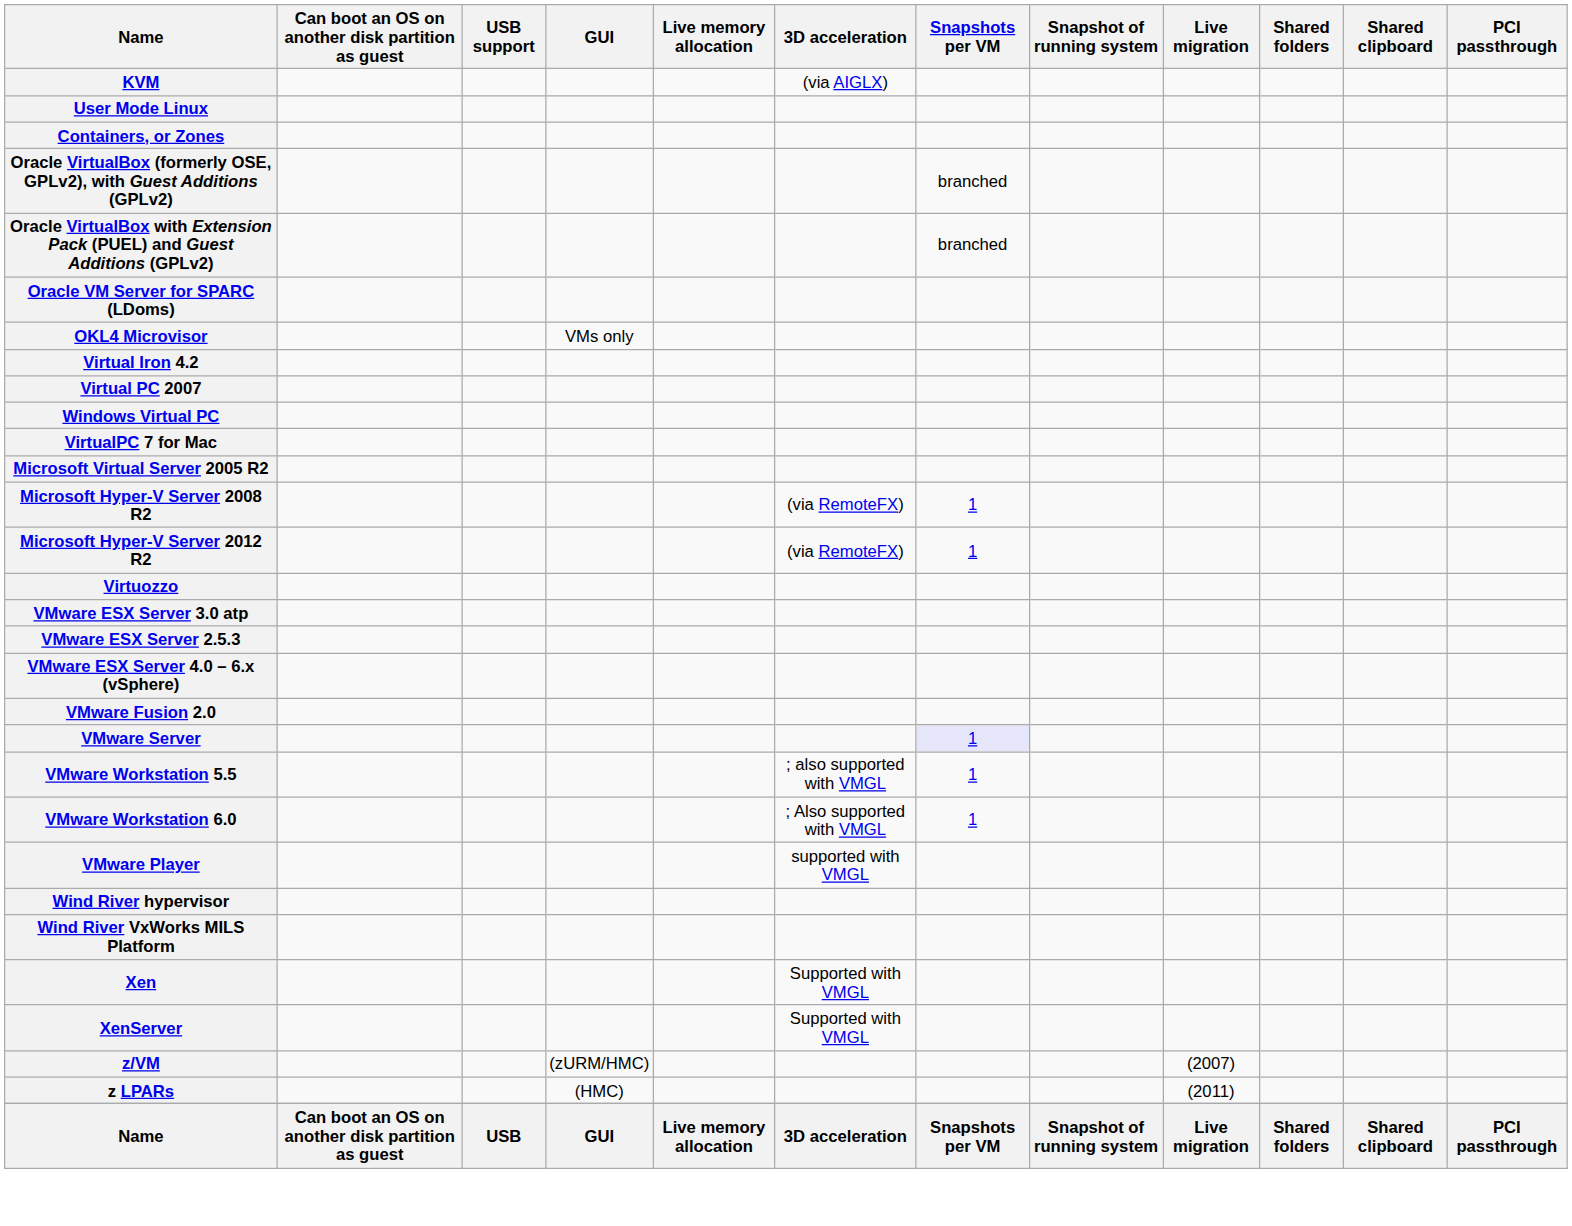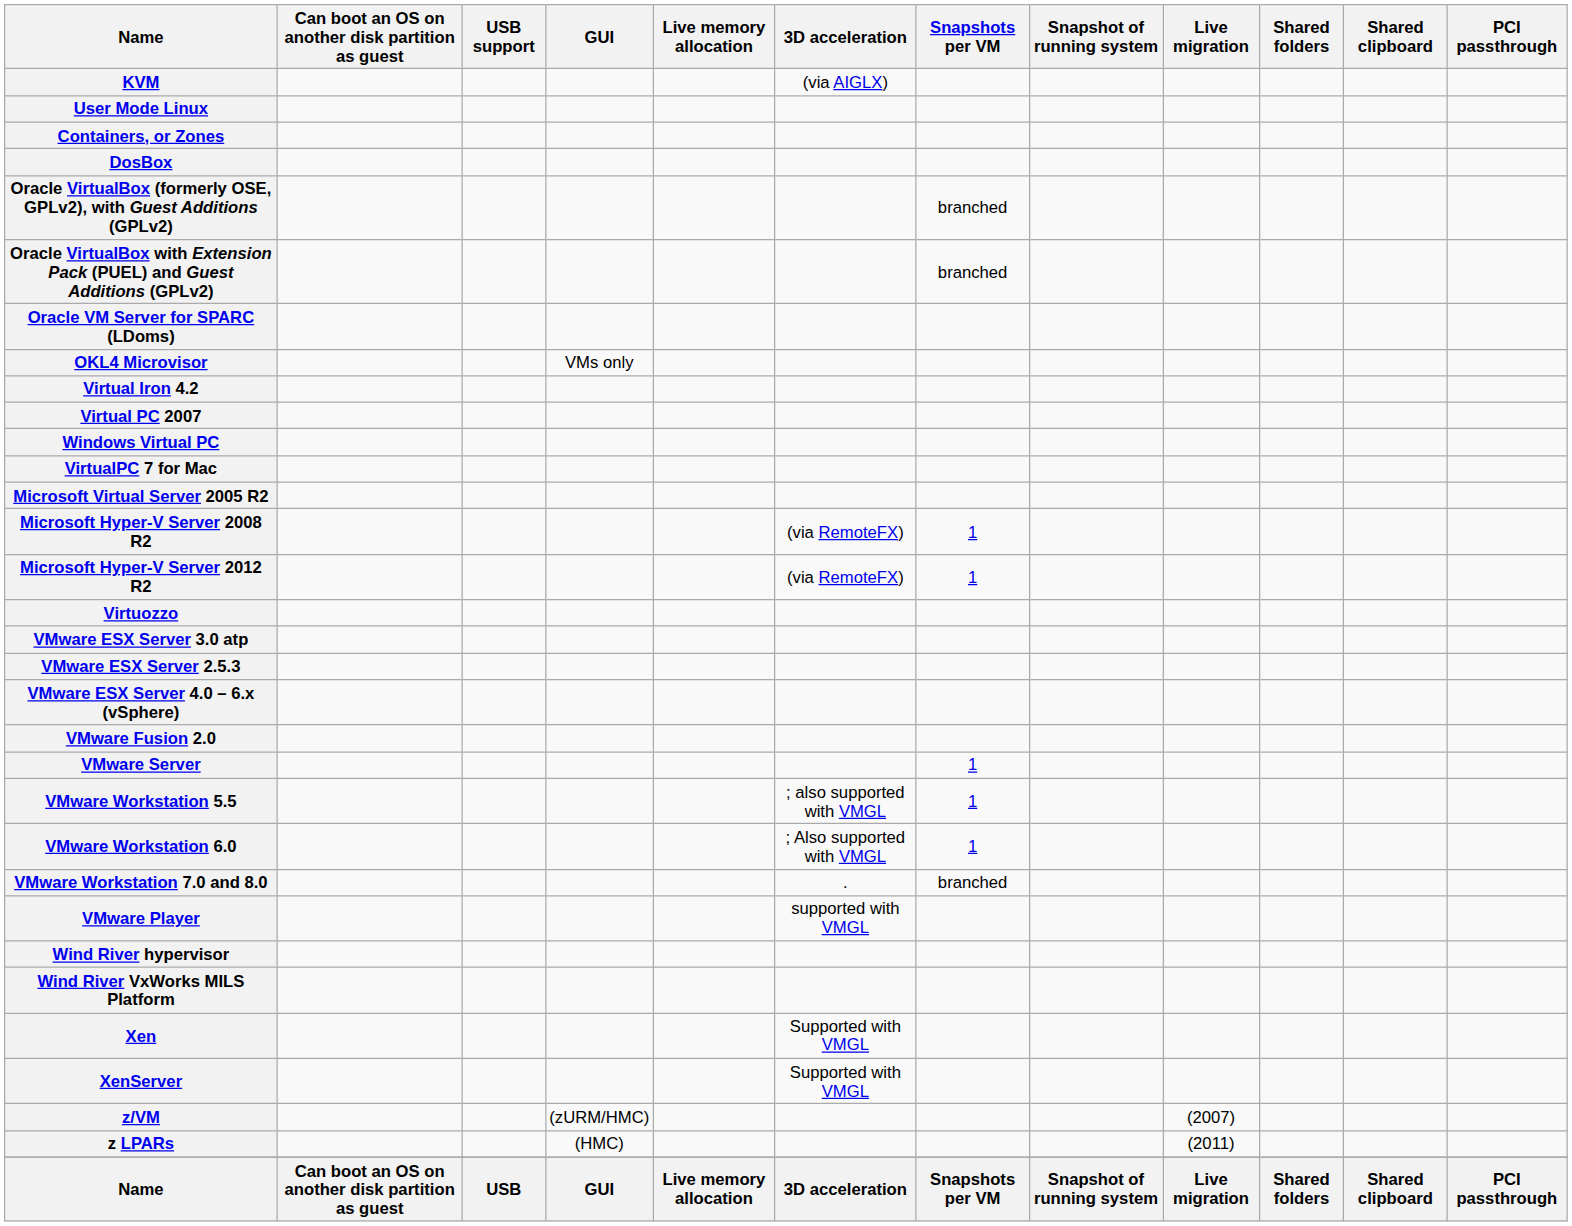+ row: (141, 162)
(973, 739) lavender background -> (973, 765) no background
+ row: (141, 883)
